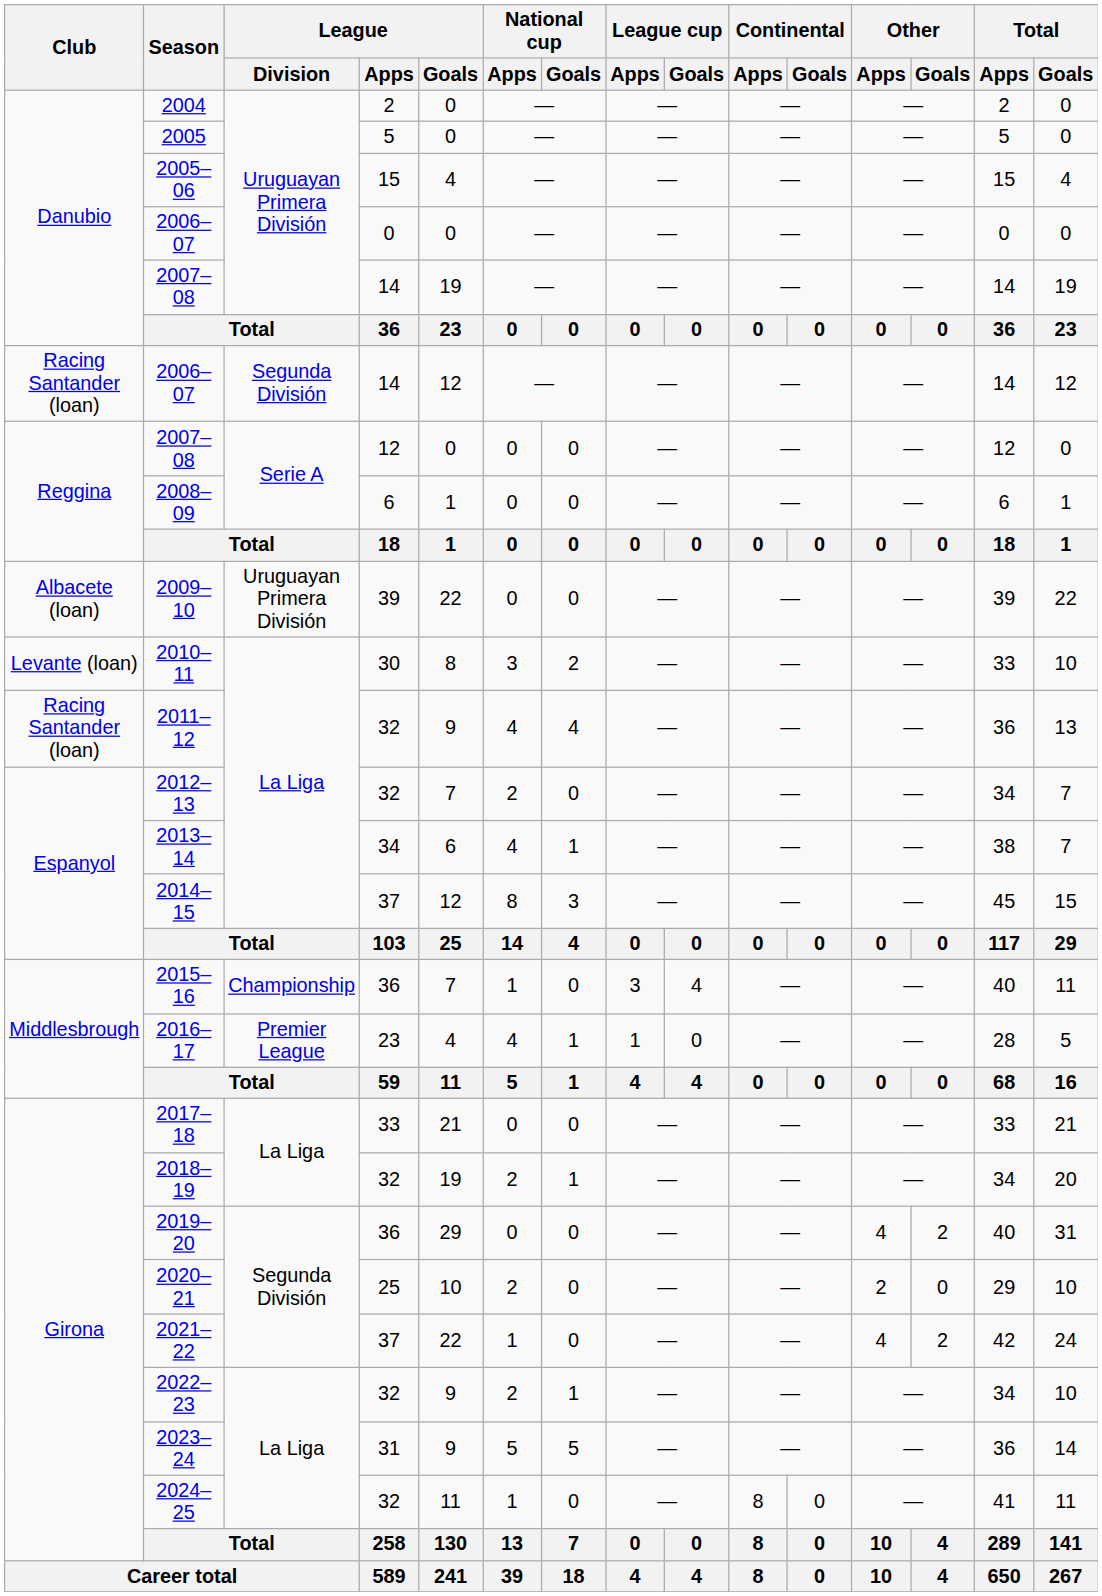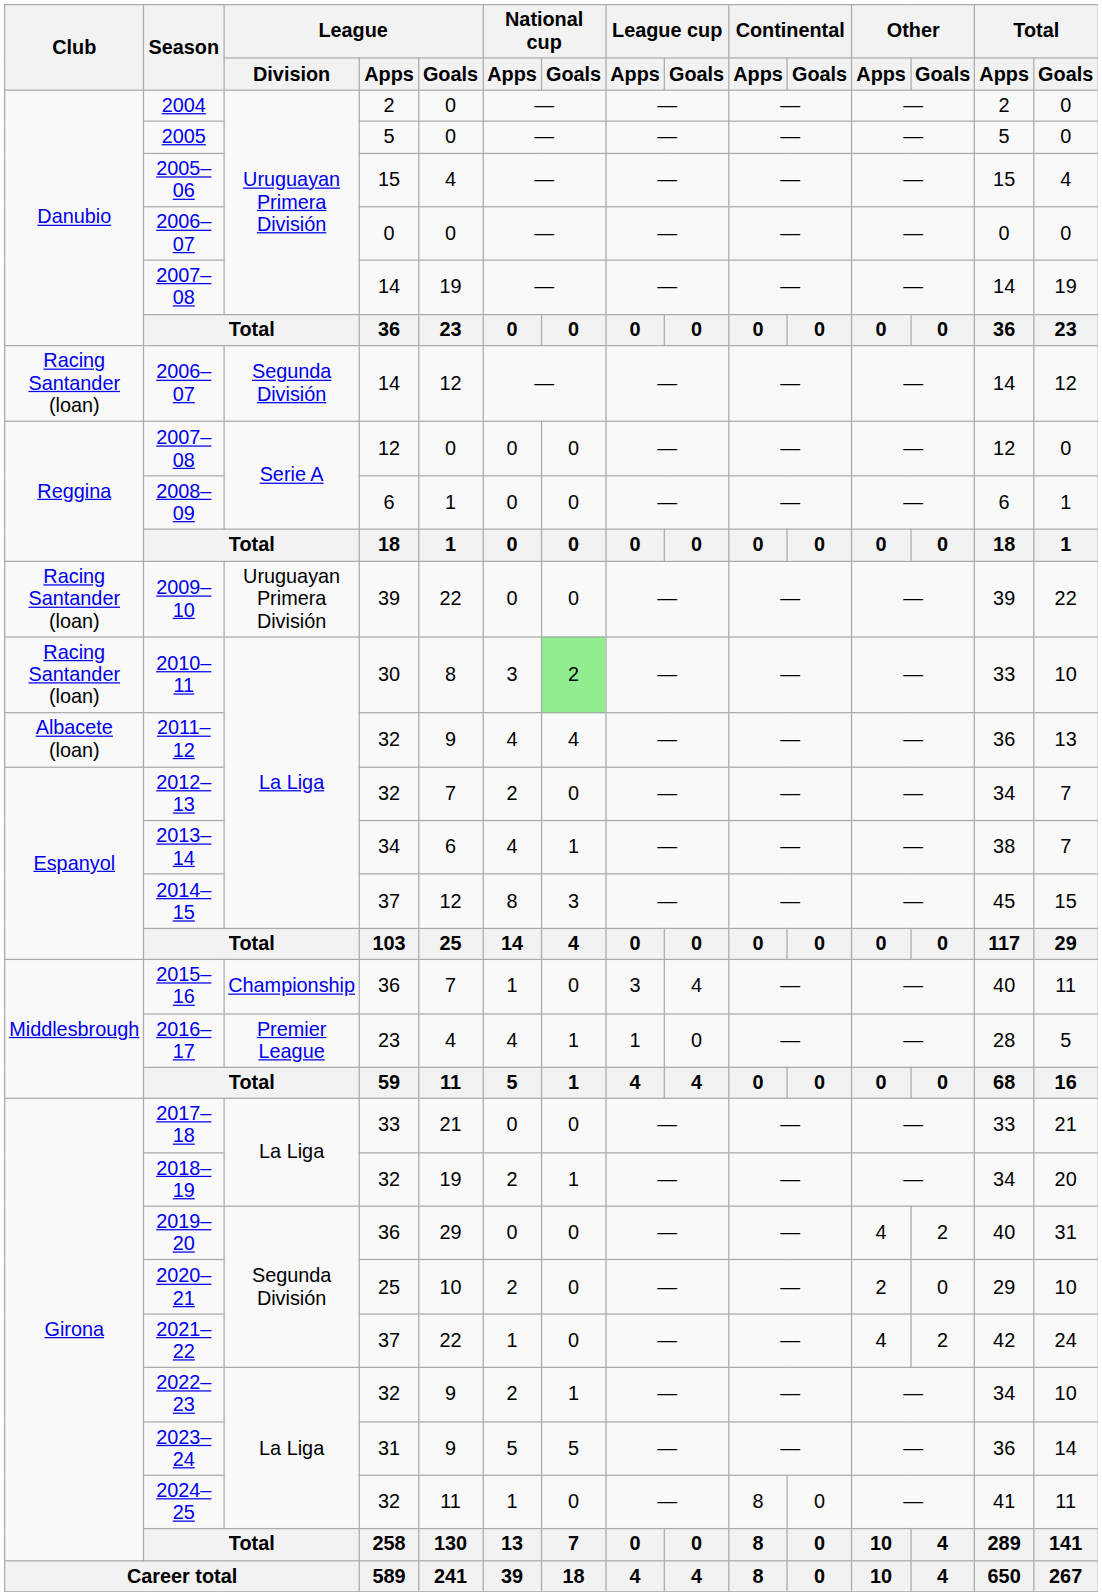(74, 598) Albacete (loan) -> (74, 598) Racing Santander (loan)
(74, 663) Levante (loan) -> (74, 674) Racing Santander (loan)
(574, 663) no background -> (574, 674) lightgreen background
(74, 728) Racing Santander (loan) -> (74, 739) Albacete (loan)
